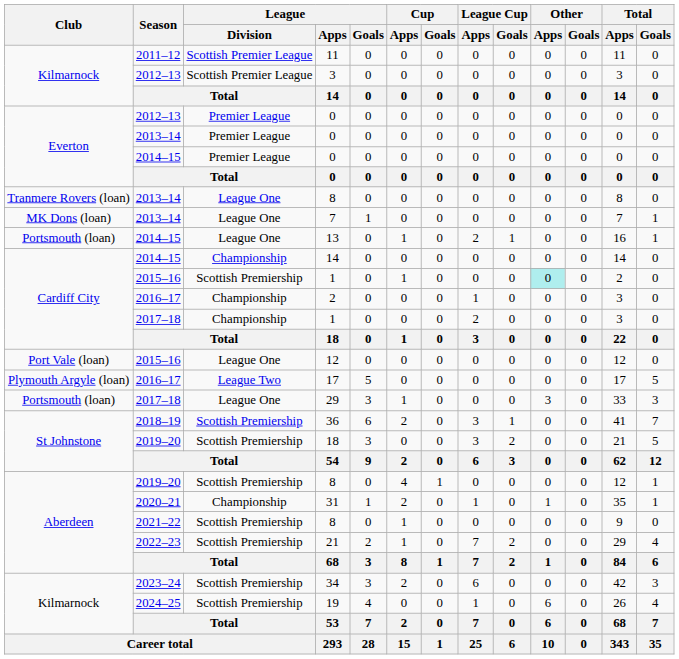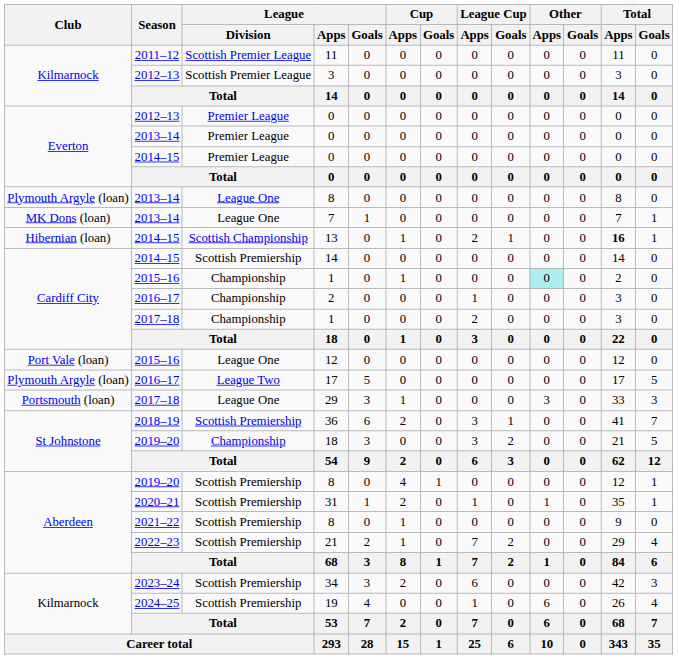(69, 197) Tranmere Rovers (loan) -> (68, 197) Plymouth Argyle (loan)
(69, 237) Portsmouth (loan) -> (68, 237) Hibernian (loan)
(249, 237) League One -> (248, 237) Scottish Championship
(620, 237) normal -> (618, 237) bold
(249, 258) Championship -> (248, 258) Scottish Premiership
(249, 278) Scottish Premiership -> (248, 278) Championship
(249, 440) Scottish Premiership -> (248, 440) Championship
(249, 501) Championship -> (248, 501) Scottish Premiership
